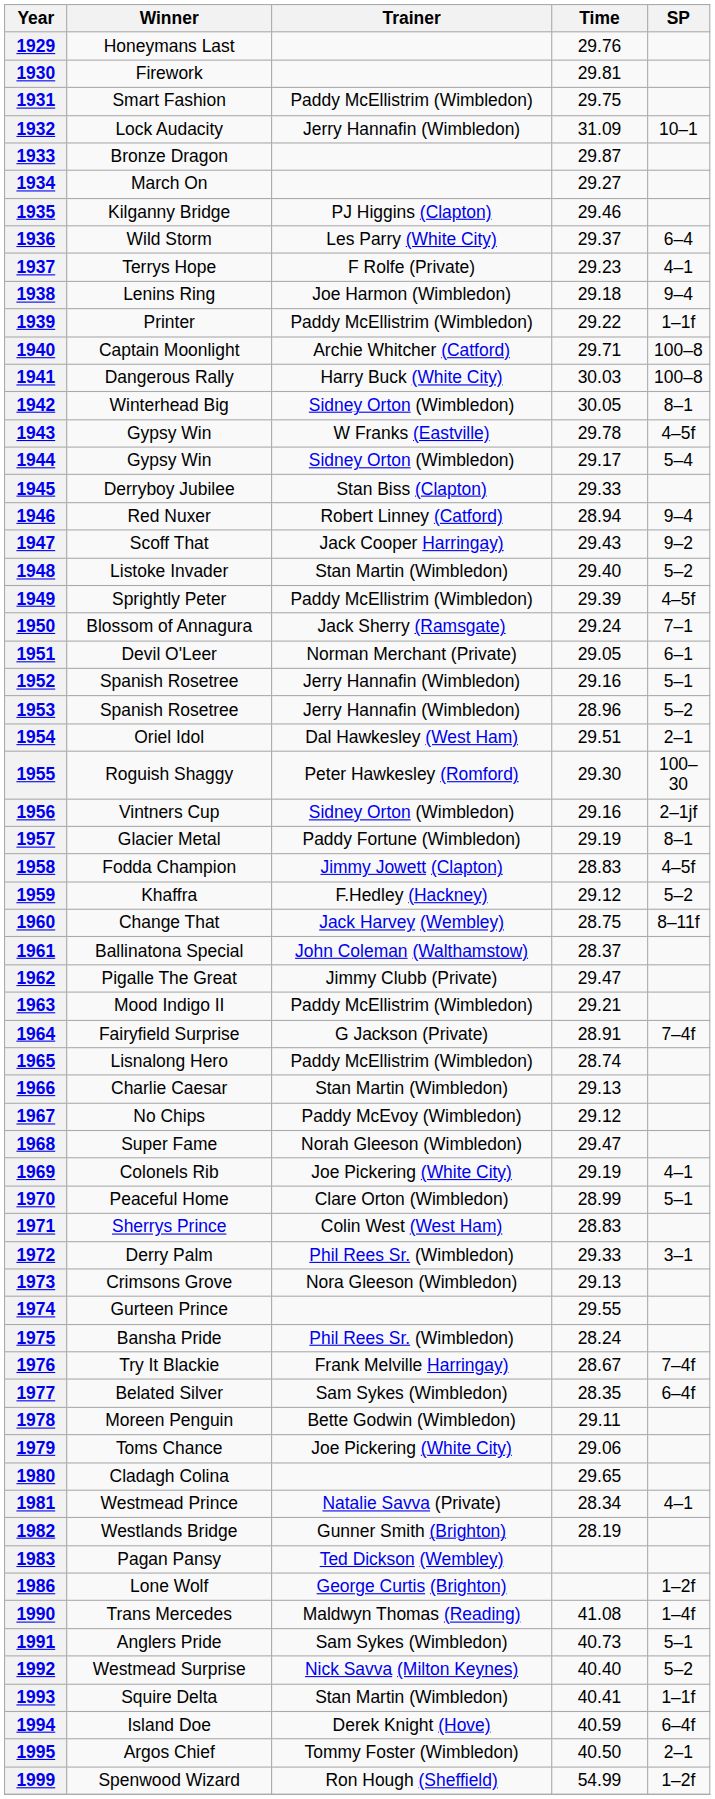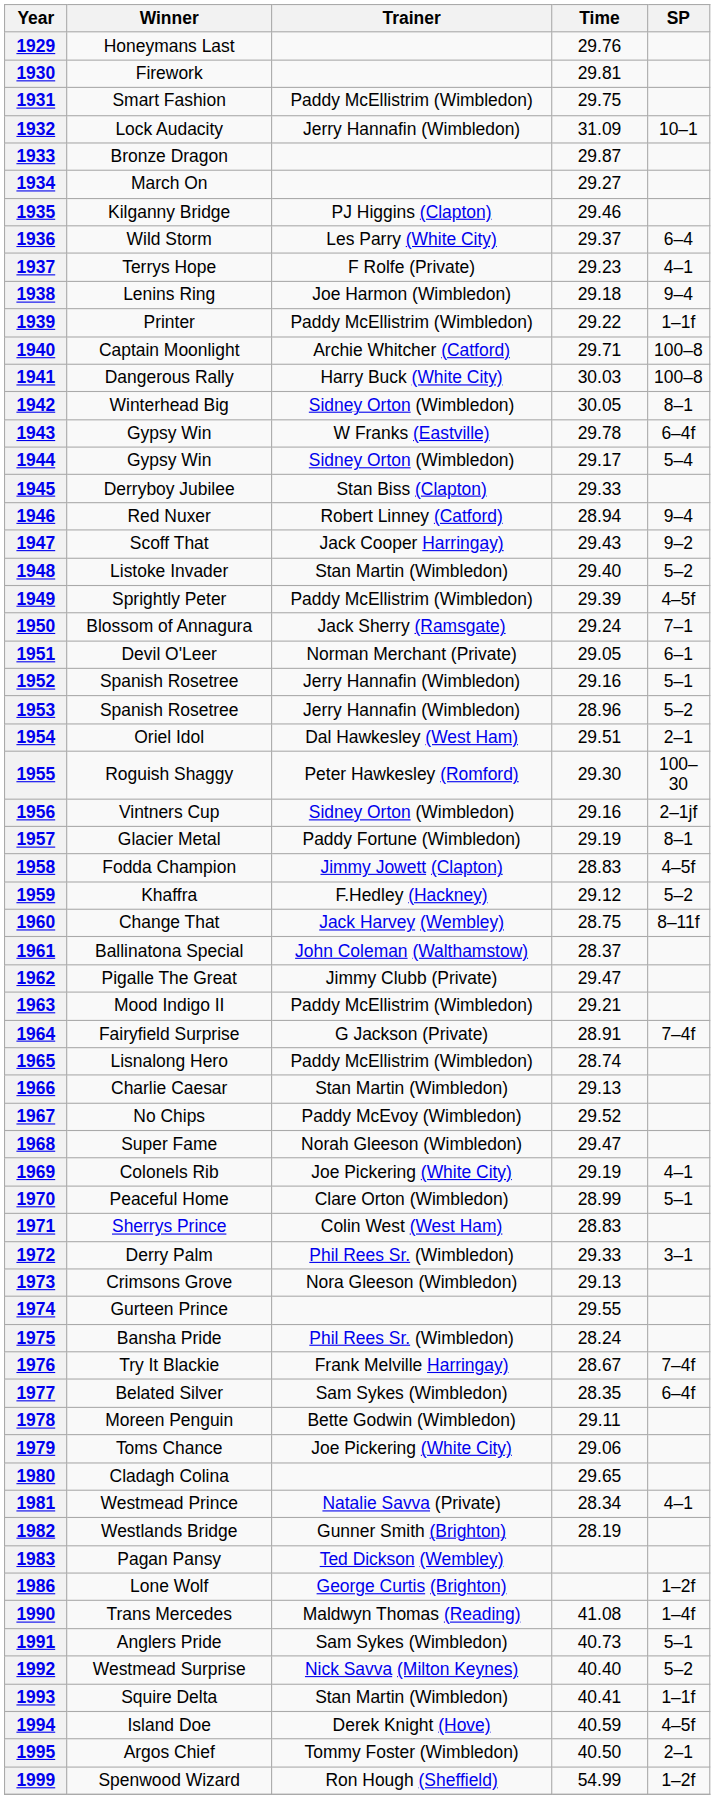(678, 433) 4–5f -> (678, 433) 6–4f
(599, 1116) 29.12 -> (599, 1116) 29.52
(678, 1725) 6–4f -> (678, 1725) 4–5f
